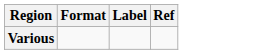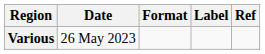+ column: (98, 15)
